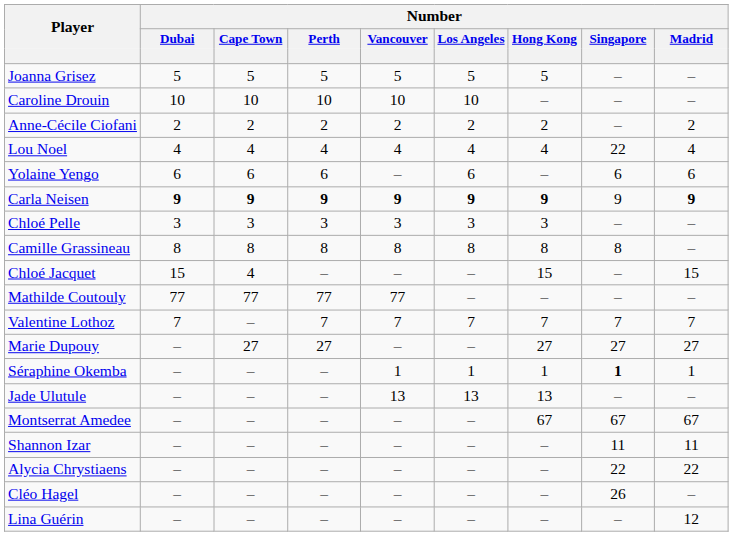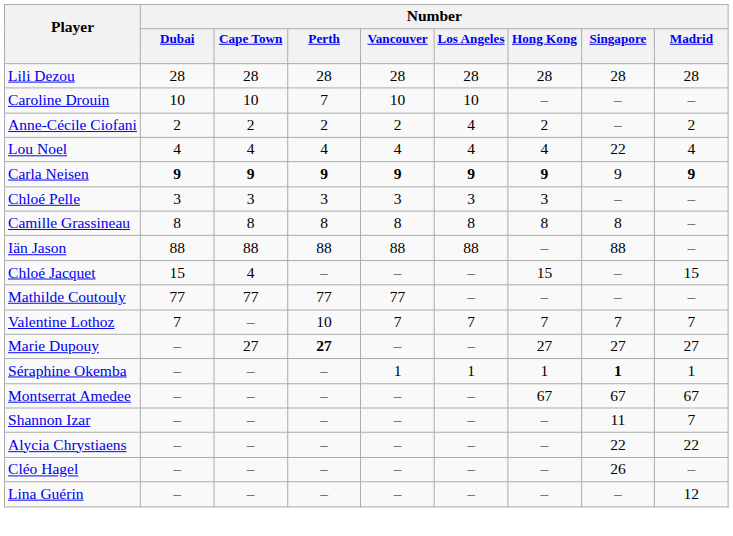- row: (52, 75)
+ row: (41, 75)
(324, 100) 10 -> (324, 100) 7
(471, 124) 2 -> (471, 124) 4
- row: (53, 174)
+ row: (37, 248)
(324, 321) 7 -> (324, 321) 10
(324, 346) normal -> (324, 346) bold
- row: (47, 395)
(691, 444) 11 -> (691, 420) 7
